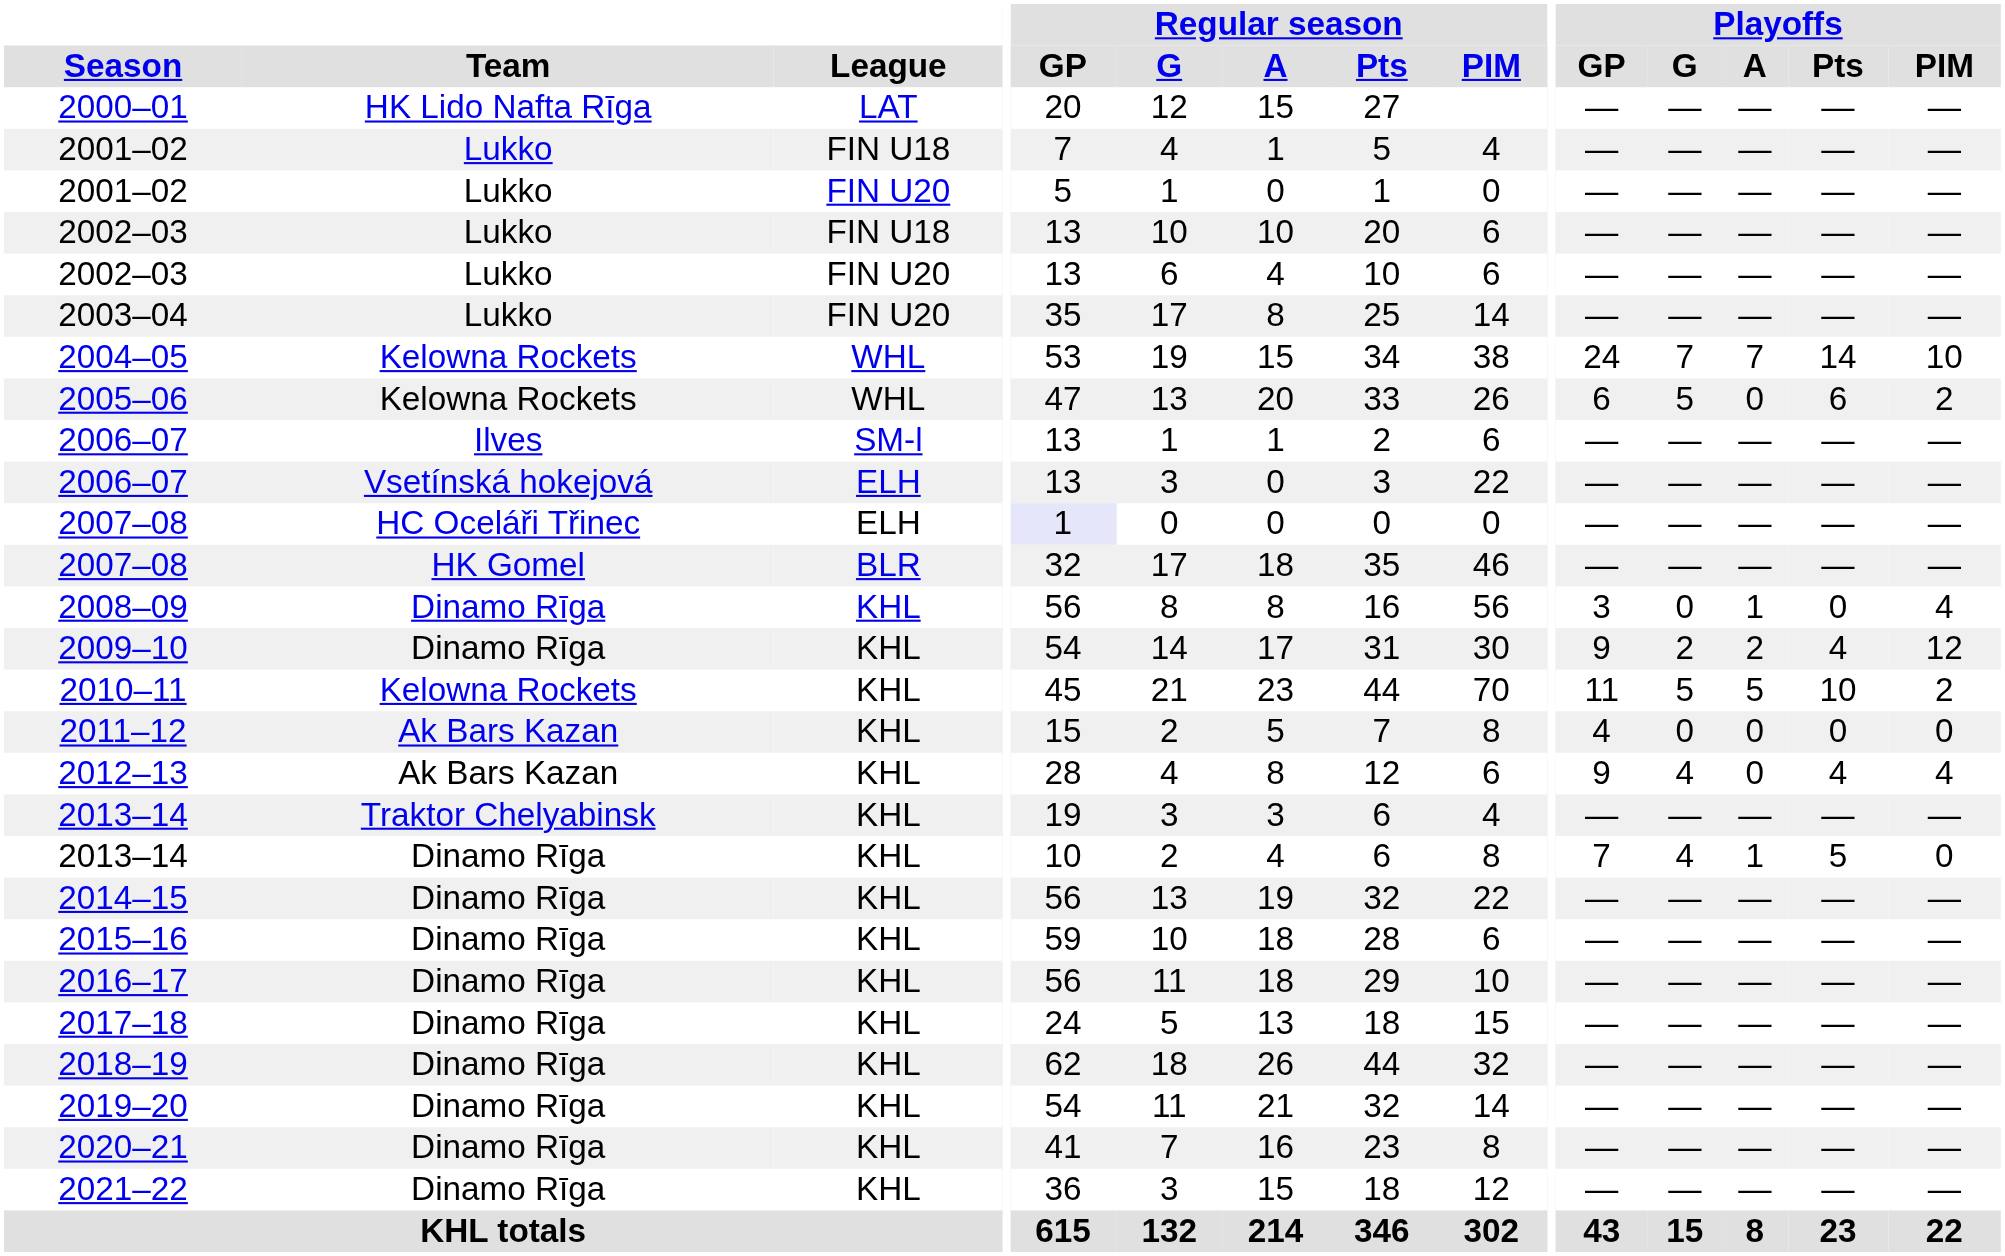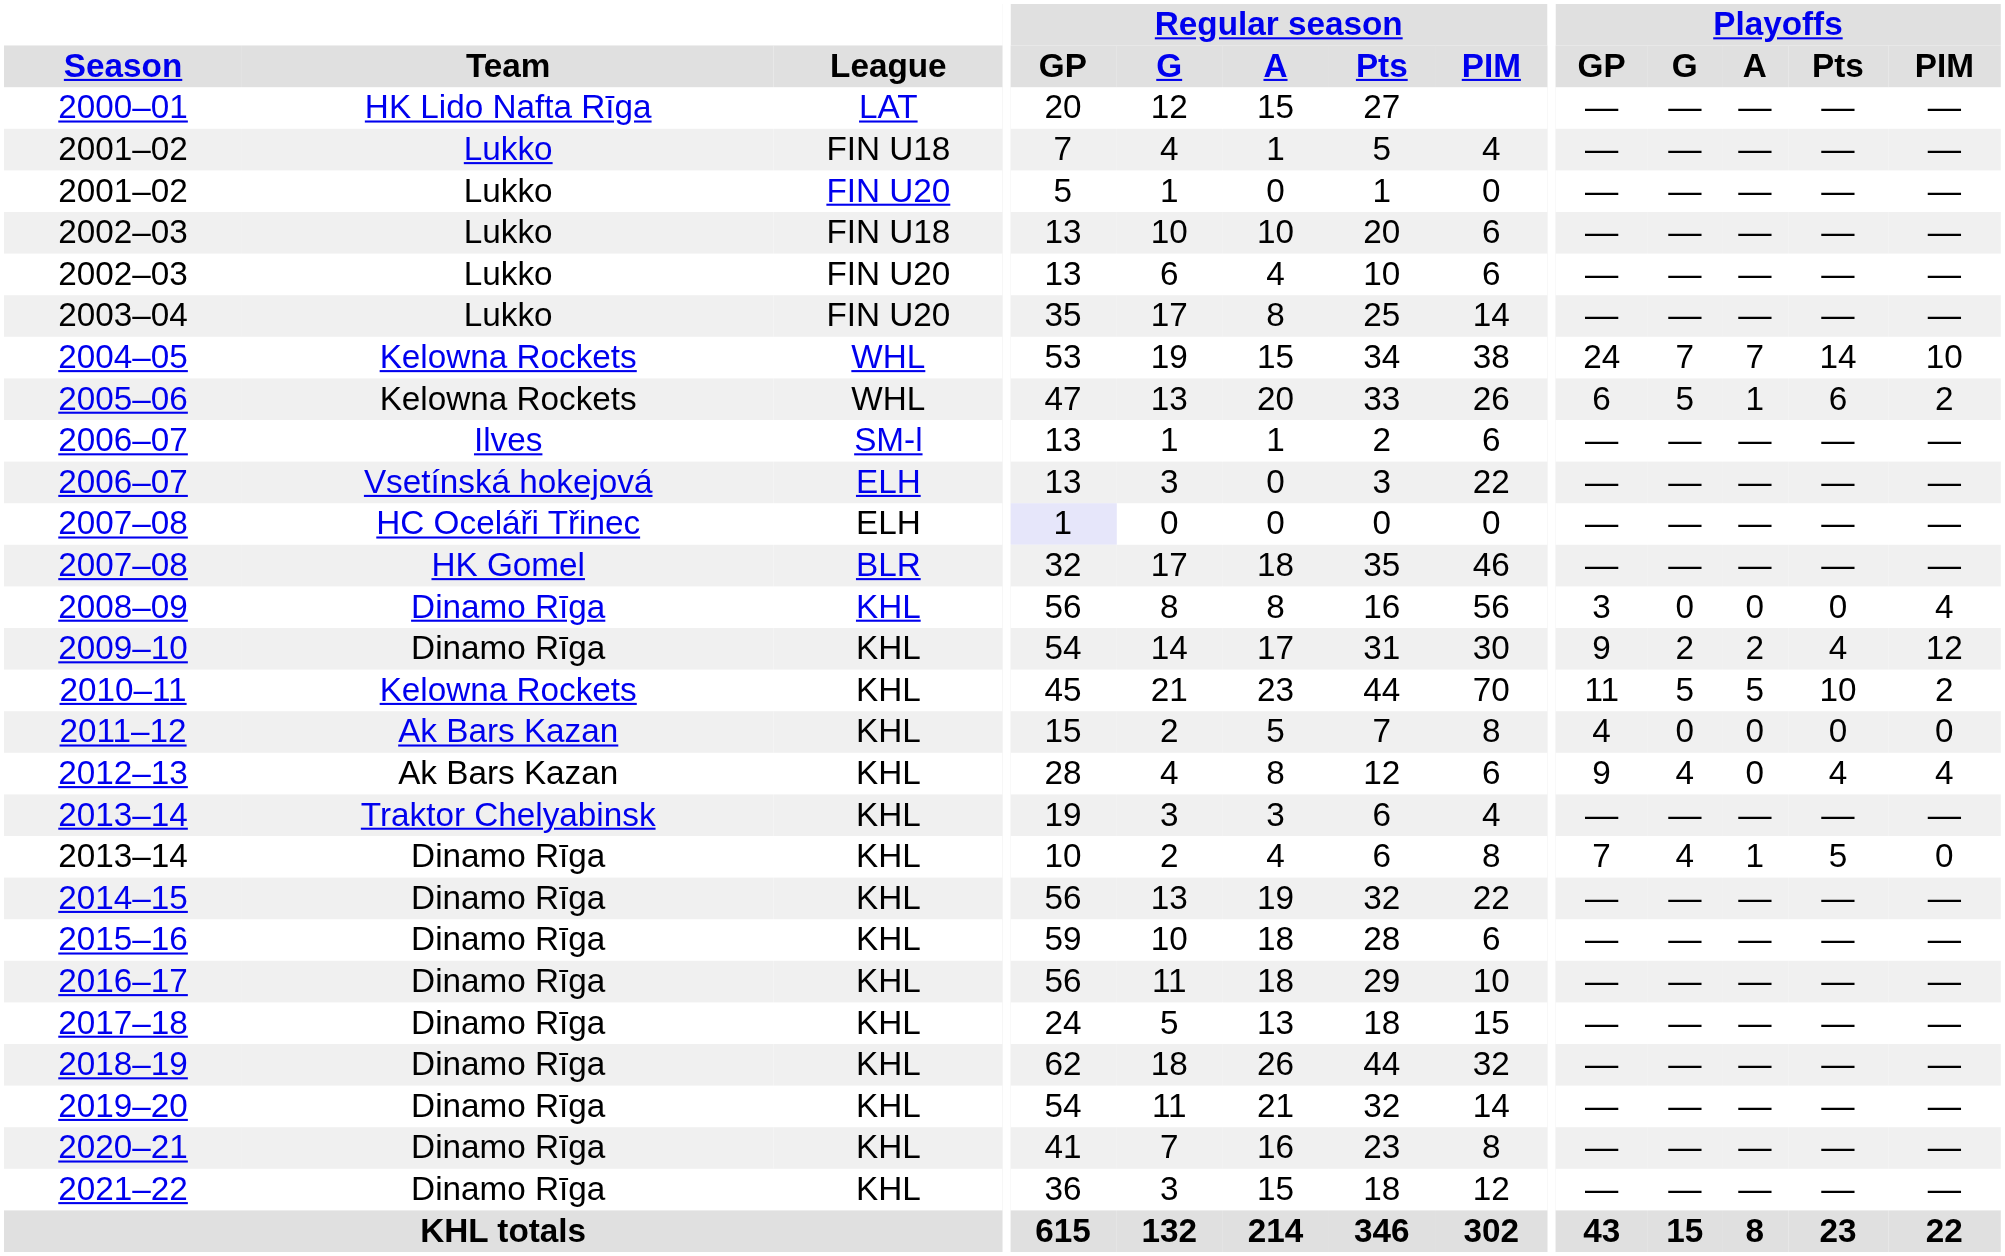(1755, 398) 0 -> (1755, 398) 1
(1755, 606) 1 -> (1755, 606) 0
